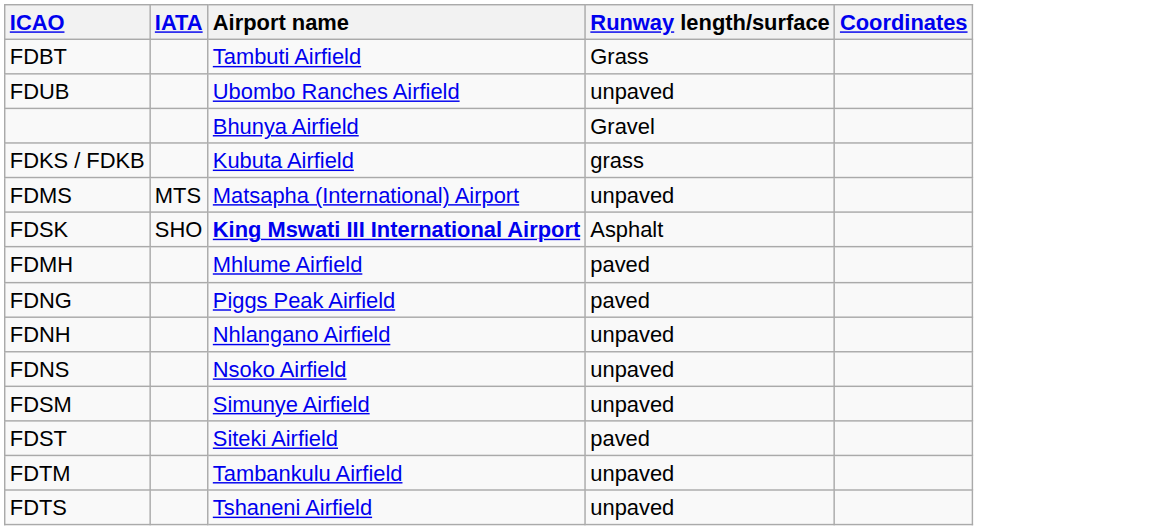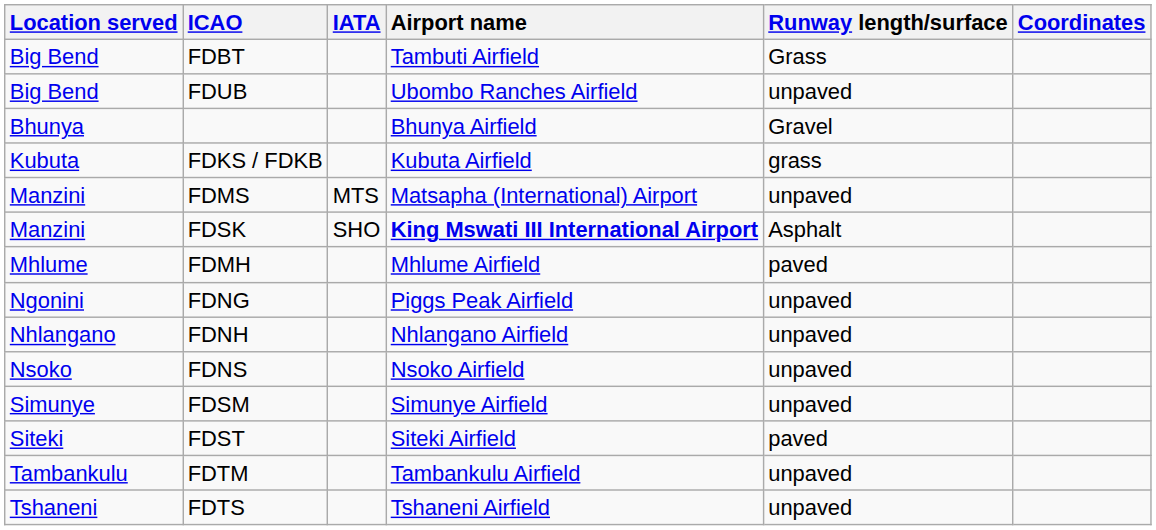+ column: (94, 22)
(620, 299) paved -> (810, 299) unpaved
